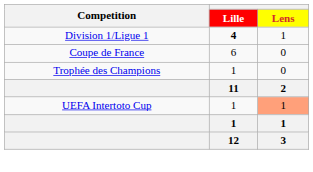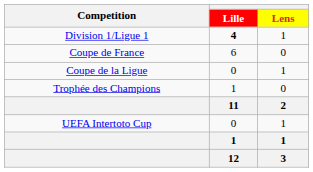+ row: (107, 70)
(234, 105) 1 -> (234, 123) 0
(283, 105) lightsalmon background -> (283, 123) no background
